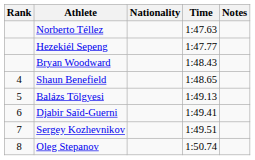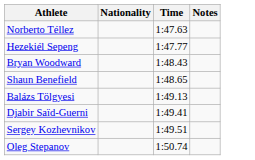- column: (19, 12)
